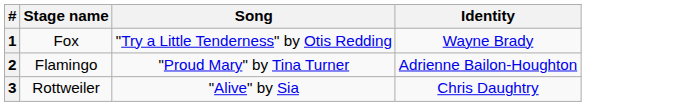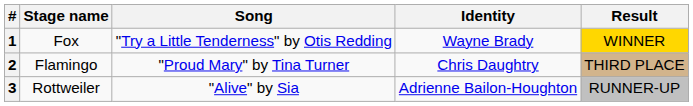+ column: (634, 16)
(488, 64) Adrienne Bailon-Houghton -> (488, 64) Chris Daughtry
(488, 88) Chris Daughtry -> (488, 88) Adrienne Bailon-Houghton
